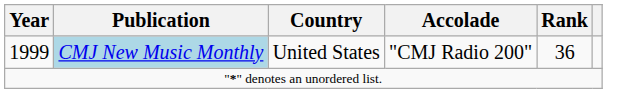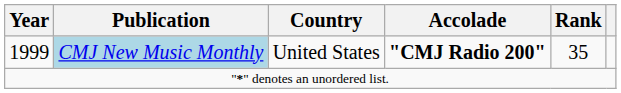(461, 52) normal -> (467, 52) bold
(565, 52) 36 -> (578, 52) 35
